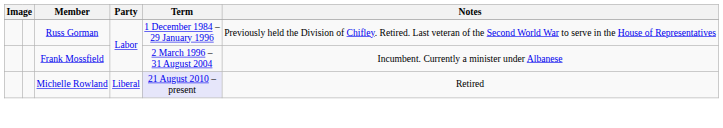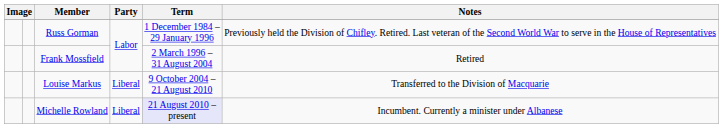(470, 58) Incumbent. Currently a minister under Albanese -> (470, 58) Retired
+ row: (72, 84)
(470, 84) Retired -> (470, 110) Incumbent. Currently a minister under Albanese
